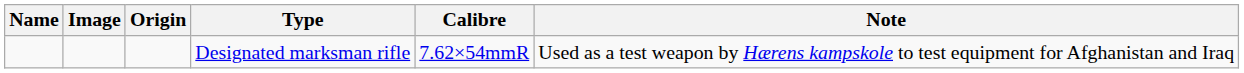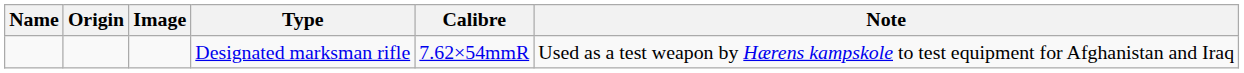columns swapped: (94, 20) <-> (158, 20)
